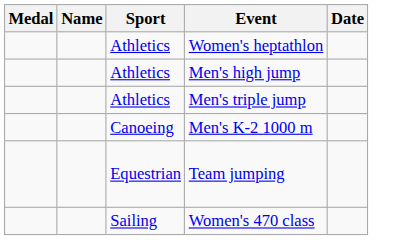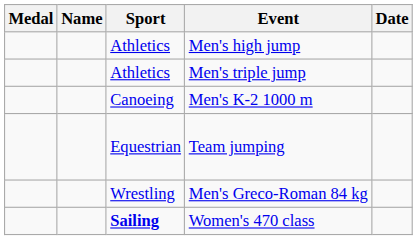- row: (256, 45)
+ row: (278, 194)
(134, 221) normal -> (135, 221) bold
